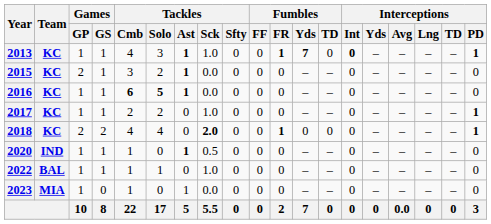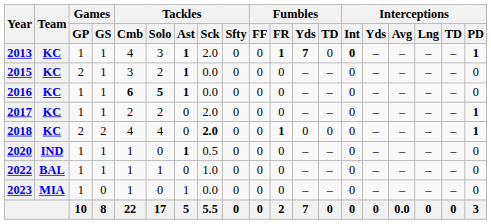(210, 53) 1.0 -> (210, 53) 2.0
(210, 111) 1.0 -> (210, 111) 2.0
